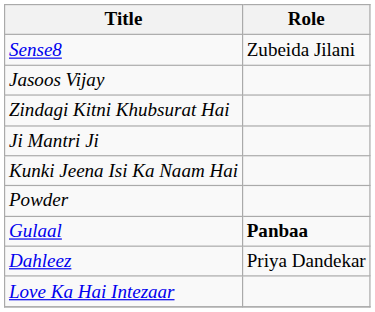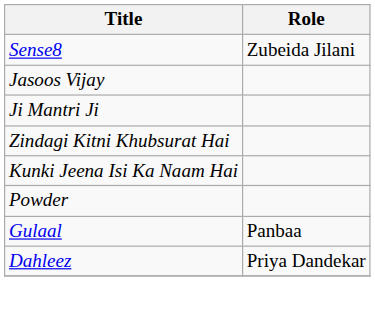rows swapped: (119, 110) <-> (54, 140)
(277, 230) bold -> (274, 230) normal
- row: (92, 291)
